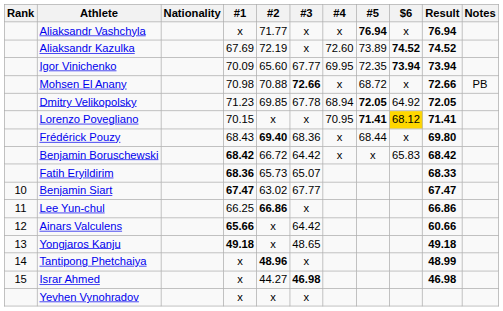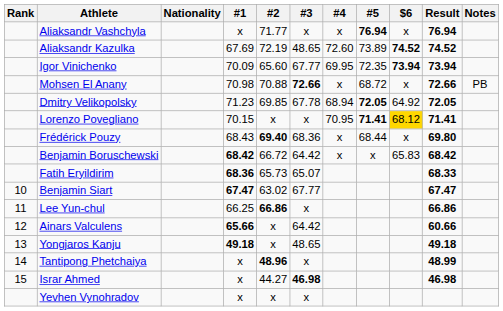(306, 48) x -> (306, 48) 48.65
